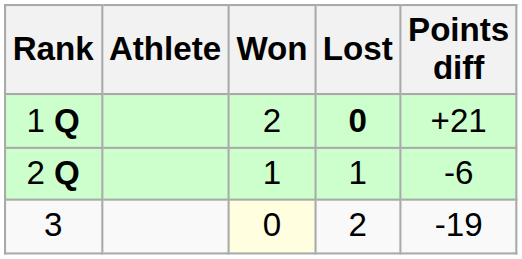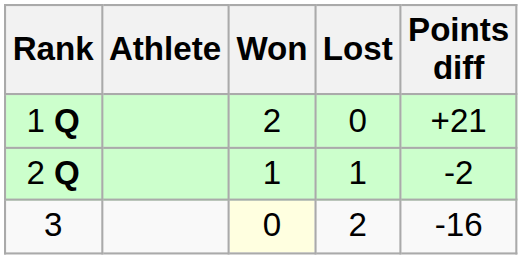(358, 120) bold -> (358, 120) normal
(459, 173) -6 -> (459, 173) -2
(459, 225) -19 -> (459, 225) -16
